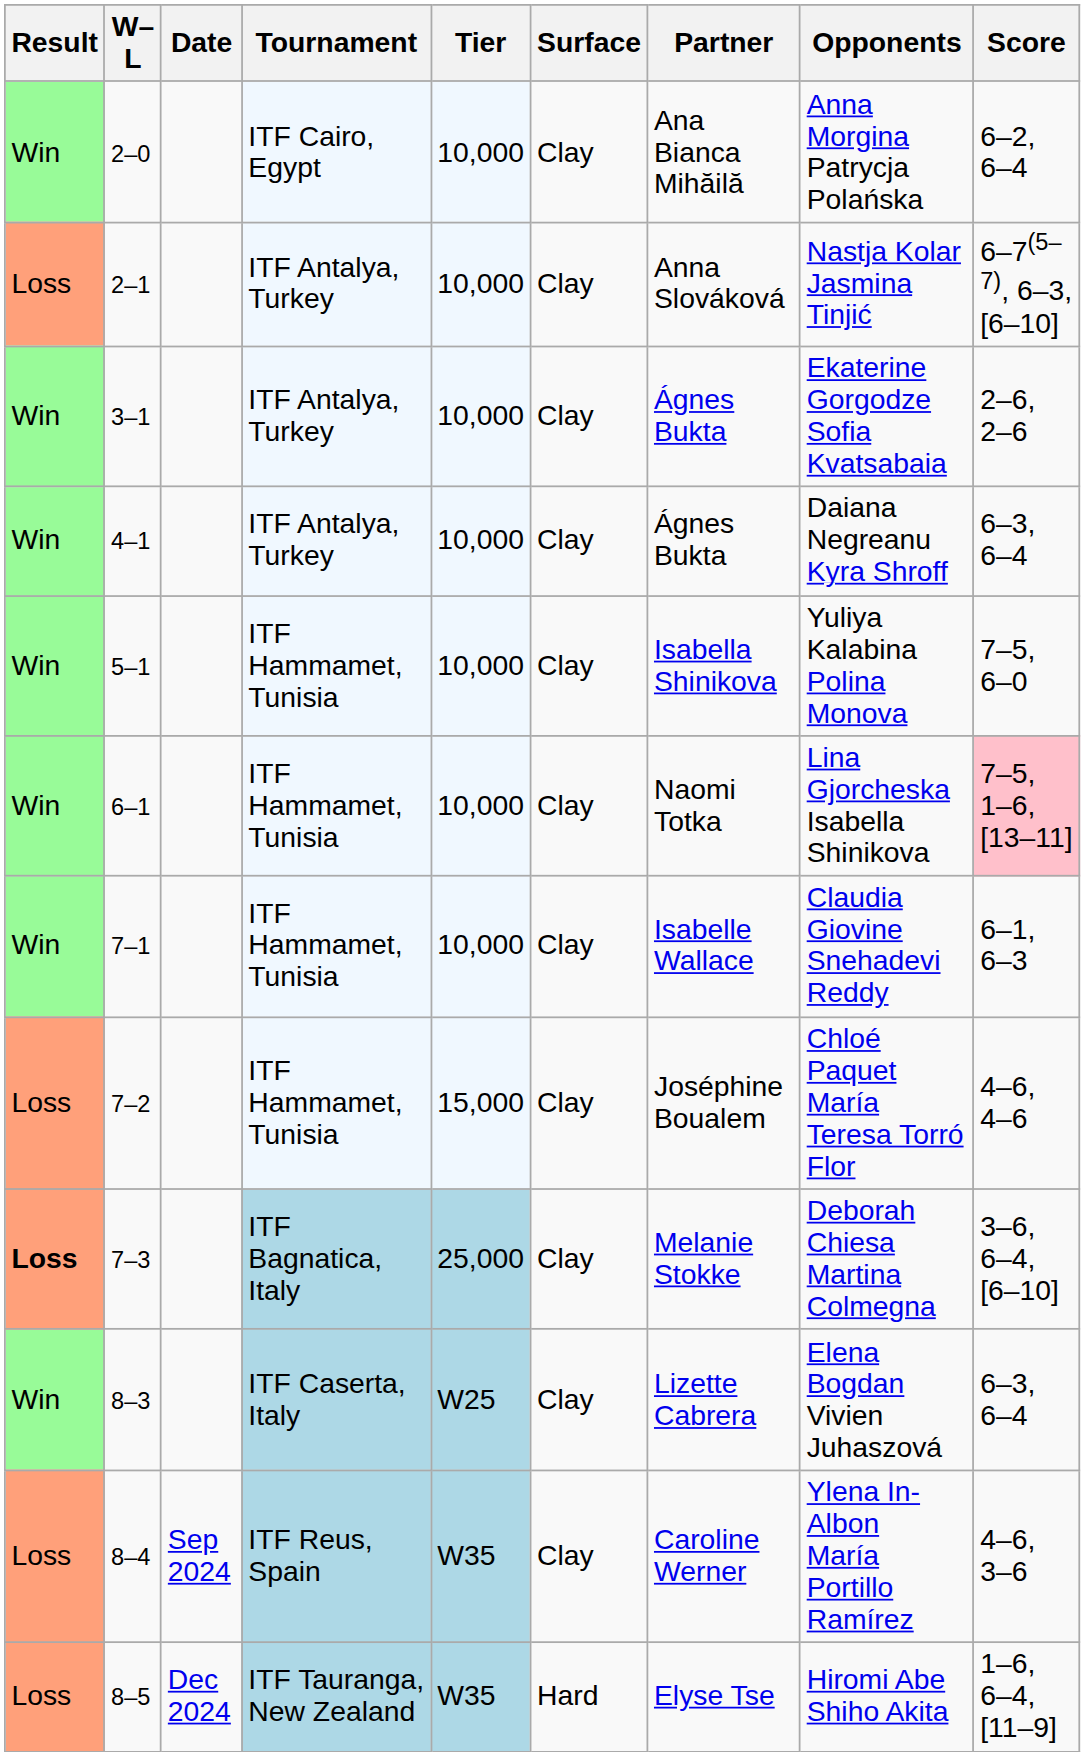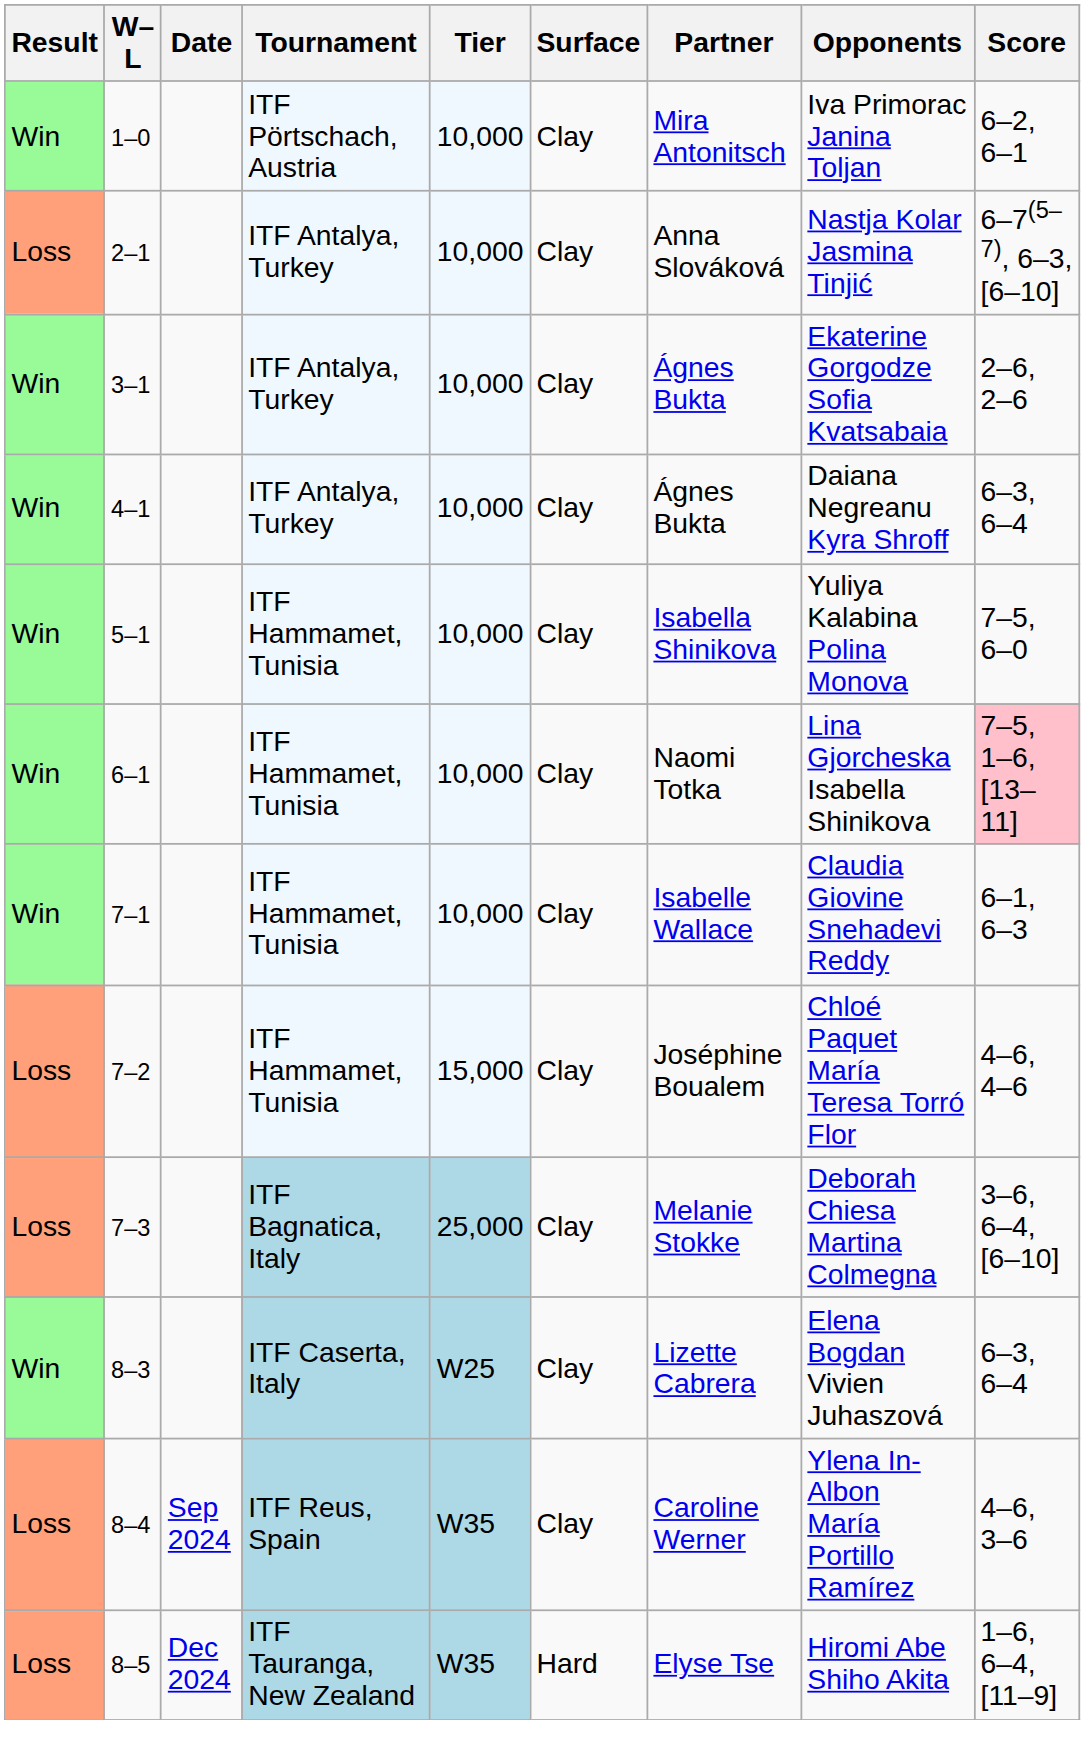+ row: (131, 137)
- row: (131, 153)
(44, 1258) bold -> (41, 1227) normal
